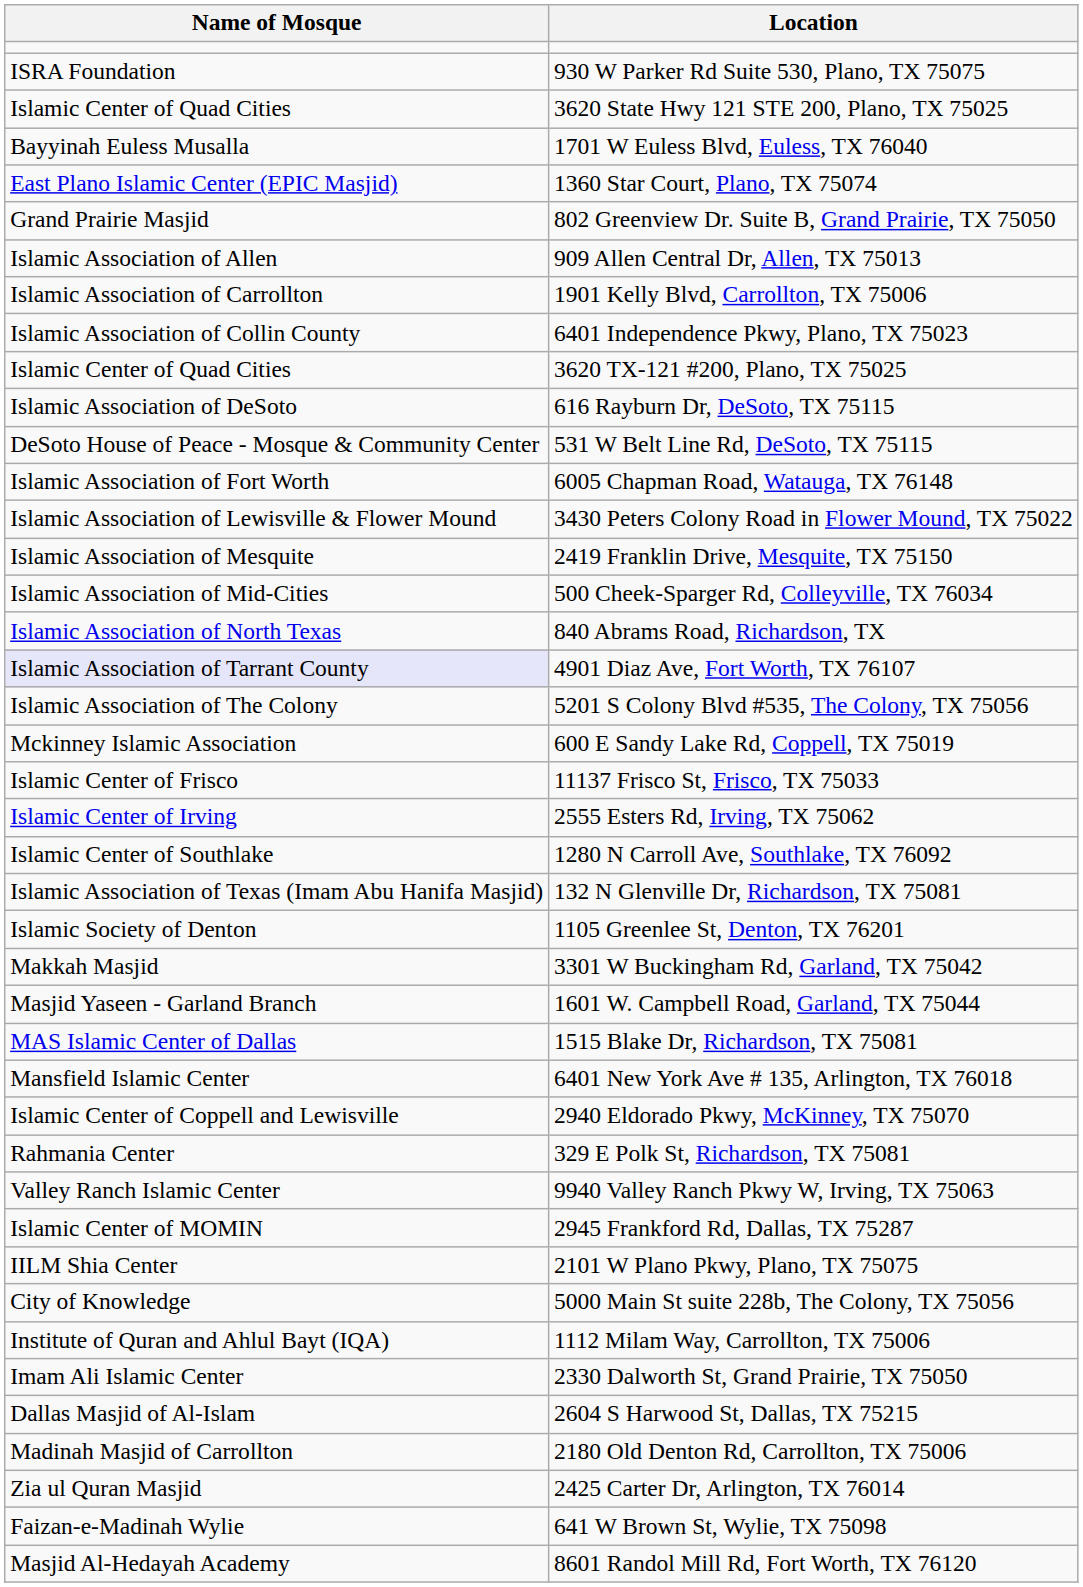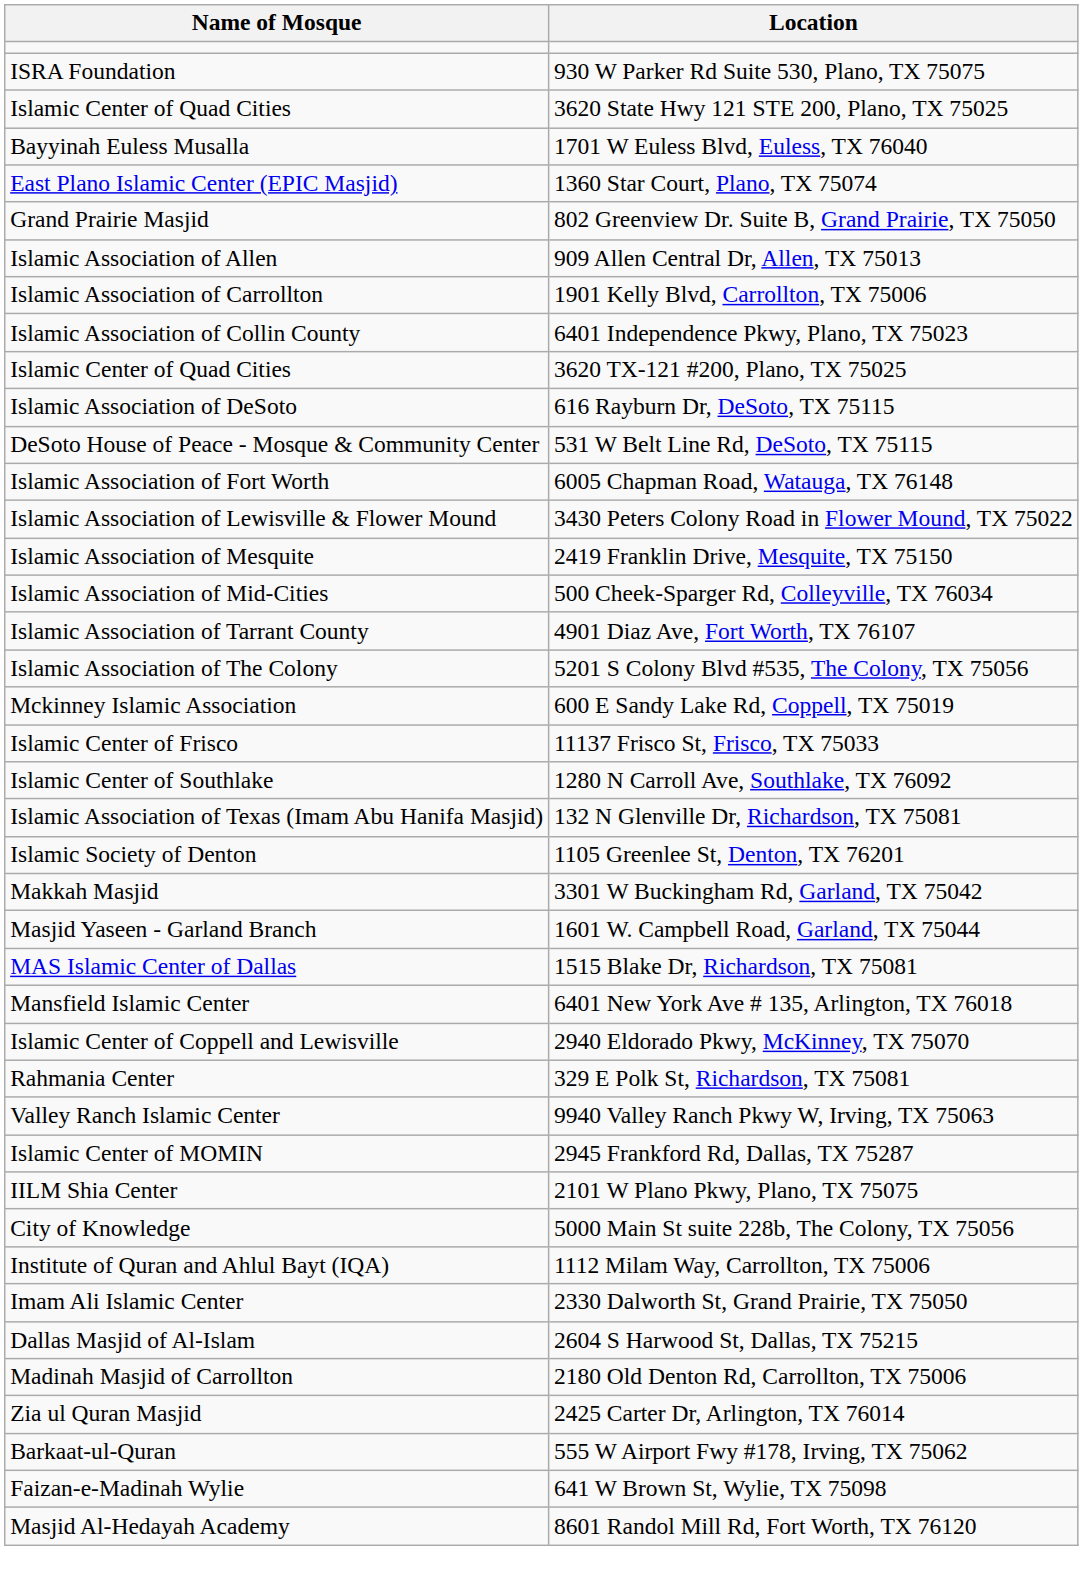- row: (720, 630)
(189, 668) lavender background -> (189, 630) no background
- row: (714, 817)
+ row: (761, 1451)
